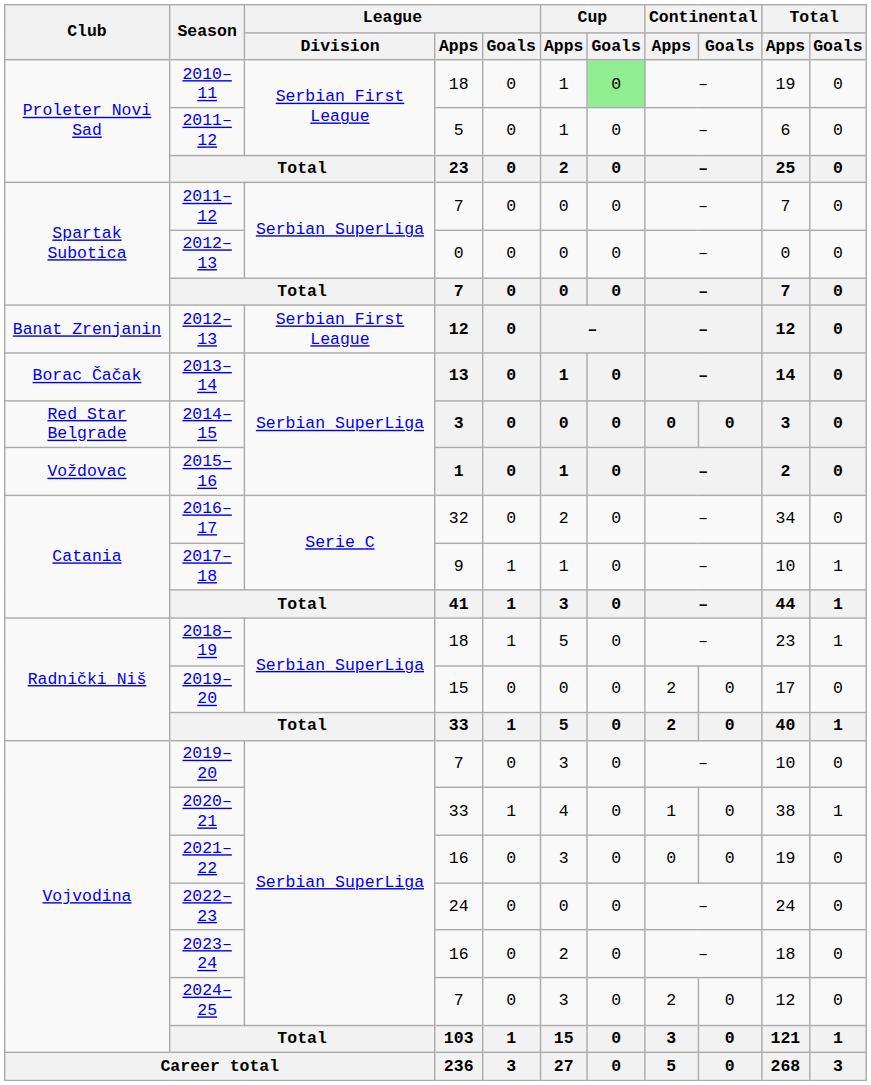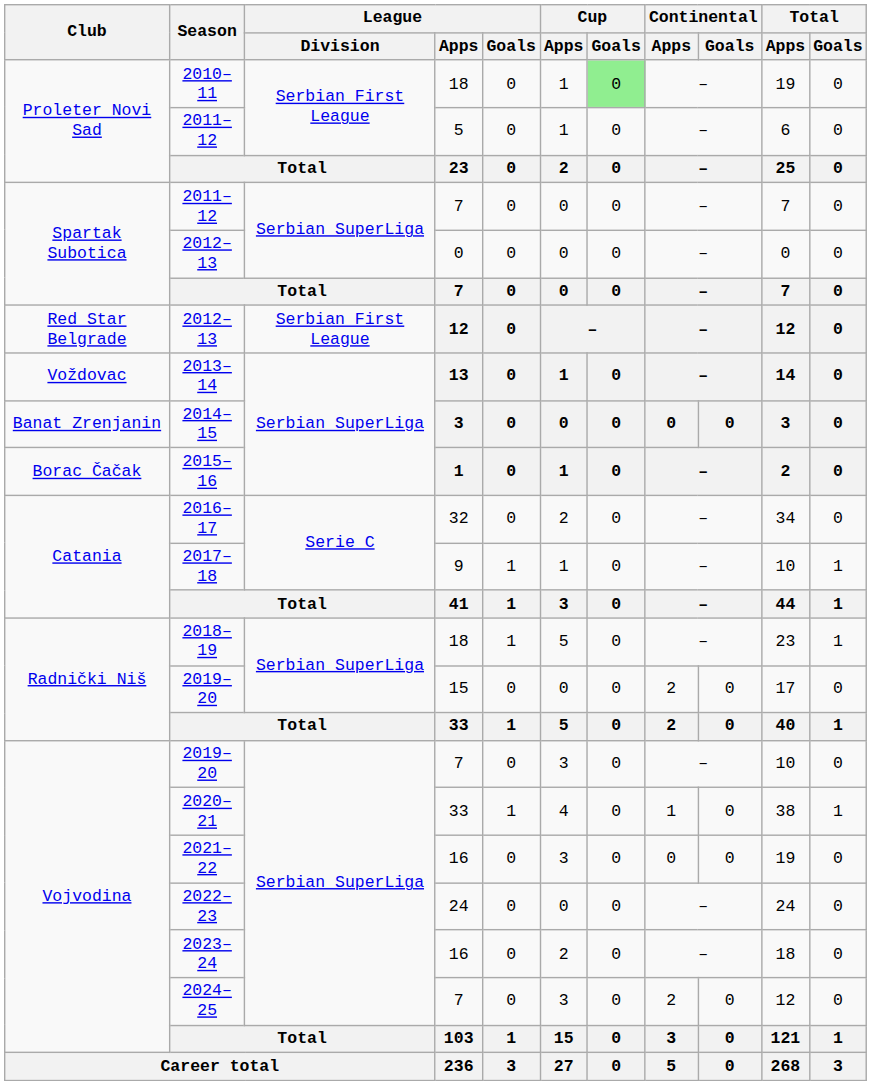(87, 329) Banat Zrenjanin -> (87, 329) Red Star Belgrade
(87, 376) Borac Čačak -> (87, 376) Voždovac
(87, 424) Red Star Belgrade -> (87, 424) Banat Zrenjanin
(87, 471) Voždovac -> (87, 471) Borac Čačak
